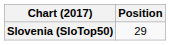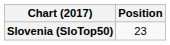(140, 31) 29 -> (140, 31) 23
